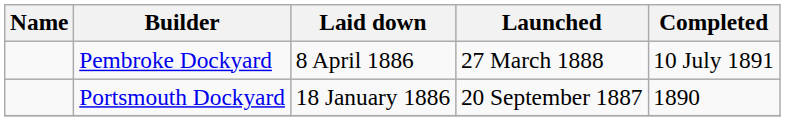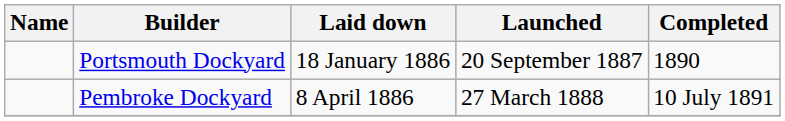rows swapped: (182, 97) <-> (176, 60)
